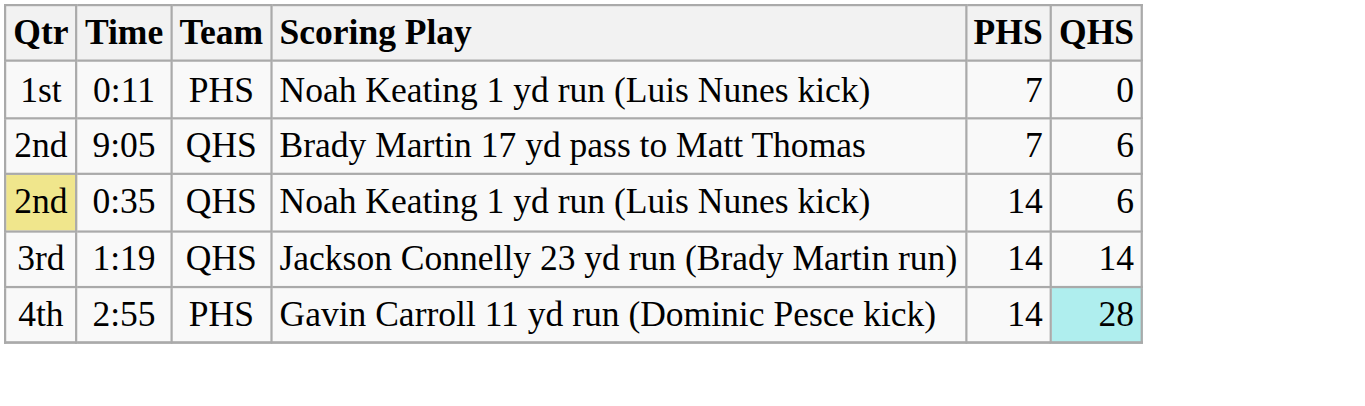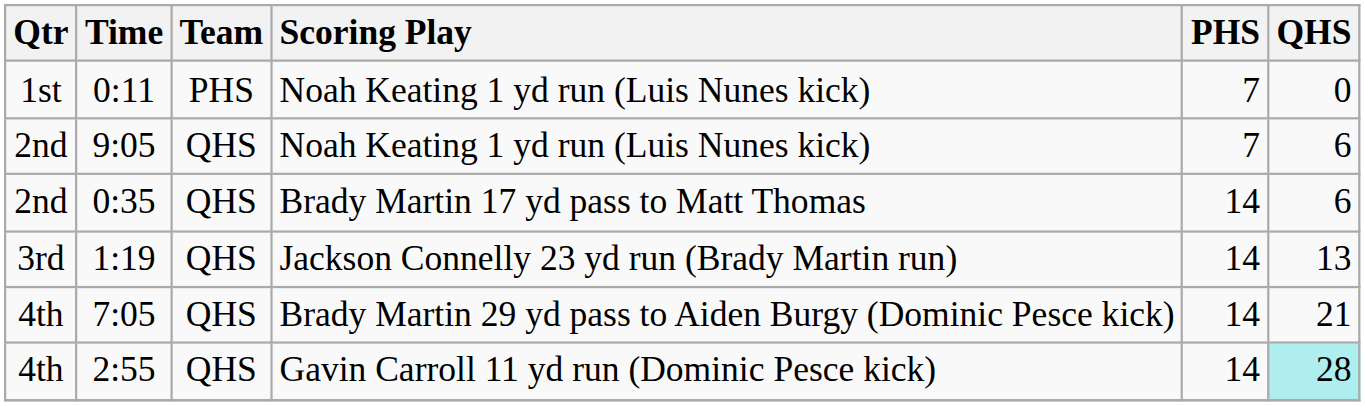(573, 145) Brady Martin 17 yd pass to Matt Thomas -> (575, 145) Noah Keating 1 yd run (Luis Nunes kick)
(41, 201) khaki background -> (41, 201) no background
(575, 201) Noah Keating 1 yd run (Luis Nunes kick) -> (573, 201) Brady Martin 17 yd pass to Matt Thomas
(1116, 257) 14 -> (1334, 257) 13
+ row: (124, 314)
(221, 314) PHS -> (221, 370) QHS
